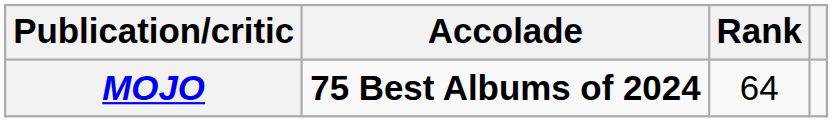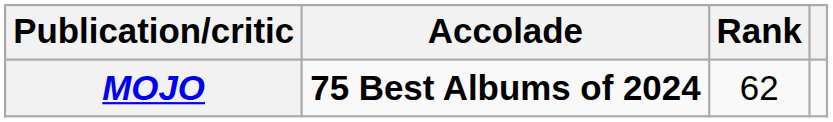(759, 87) 64 -> (759, 87) 62
